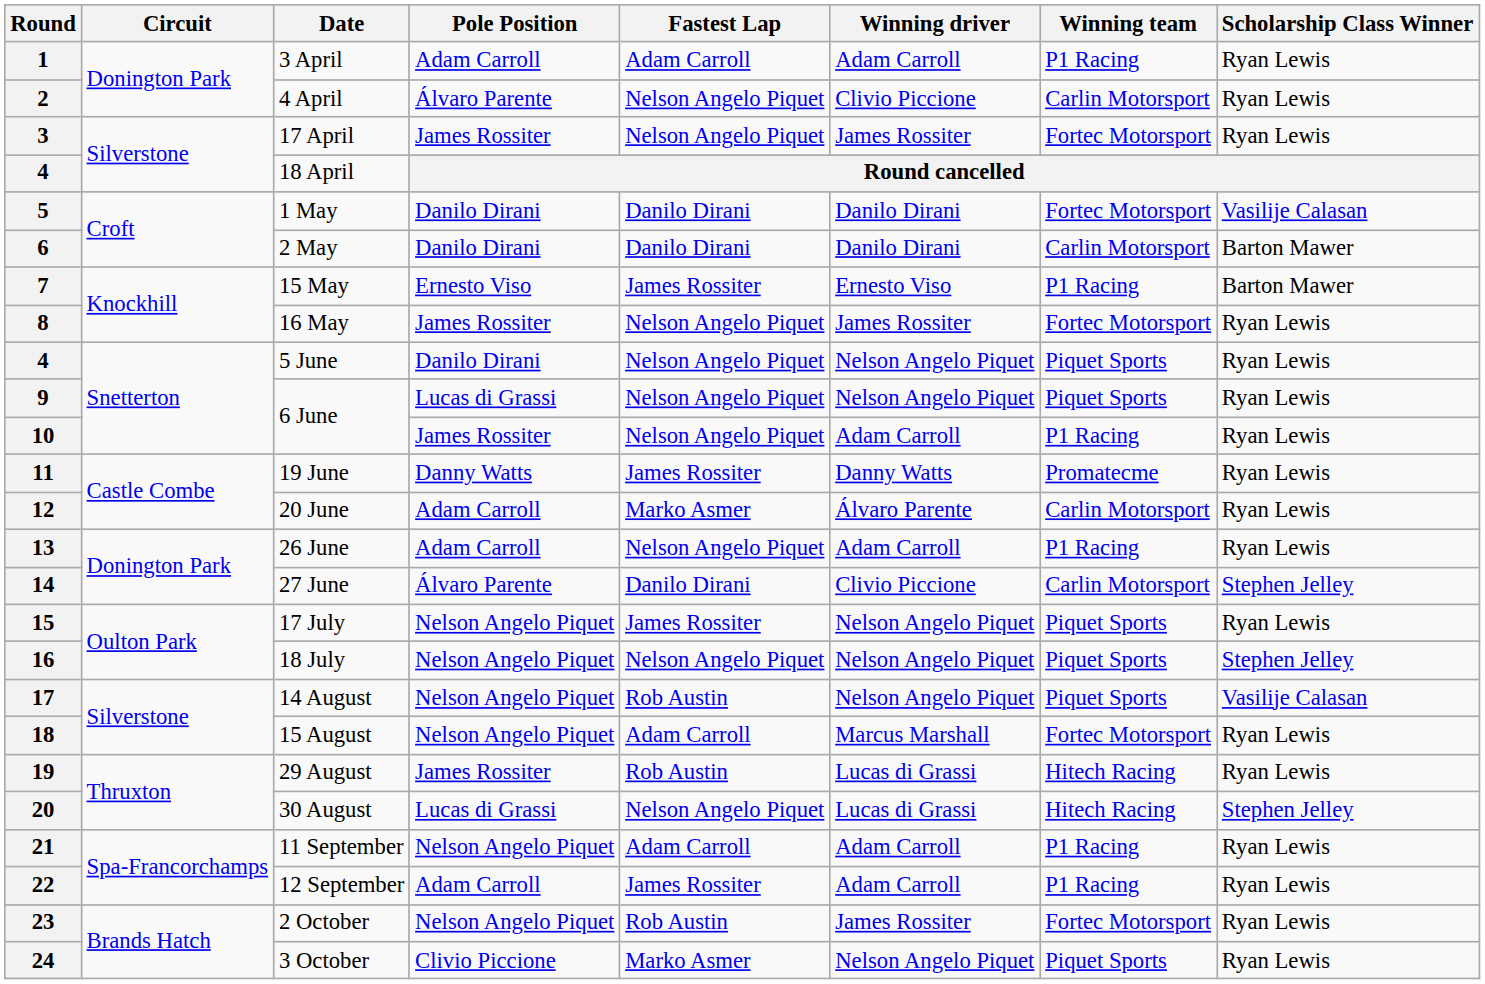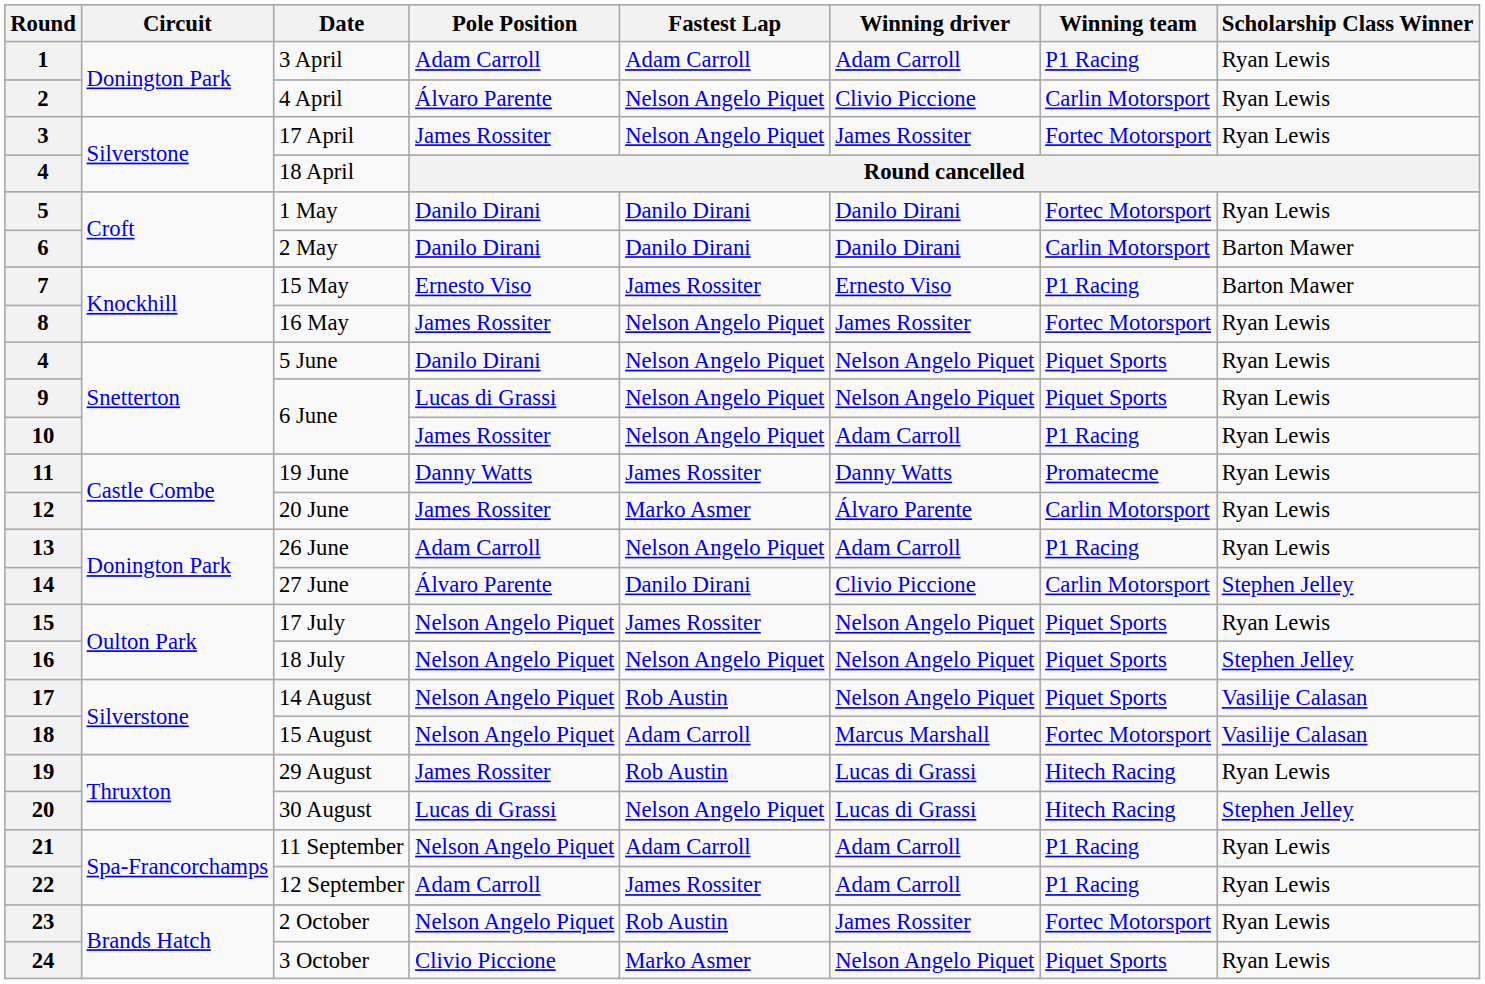(1295, 210) Vasilije Calasan -> (1276, 210) Ryan Lewis
(478, 509) Adam Carroll -> (483, 509) James Rossiter
(1276, 734) Ryan Lewis -> (1295, 734) Vasilije Calasan
